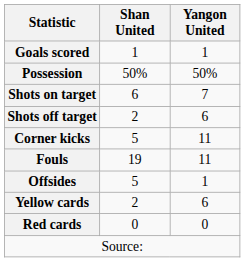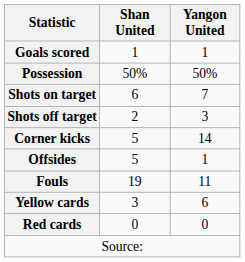(205, 116) 6 -> (205, 116) 3
(205, 138) 11 -> (205, 138) 14
rows swapped: (52, 159) <-> (52, 181)
(135, 203) 2 -> (135, 203) 3
